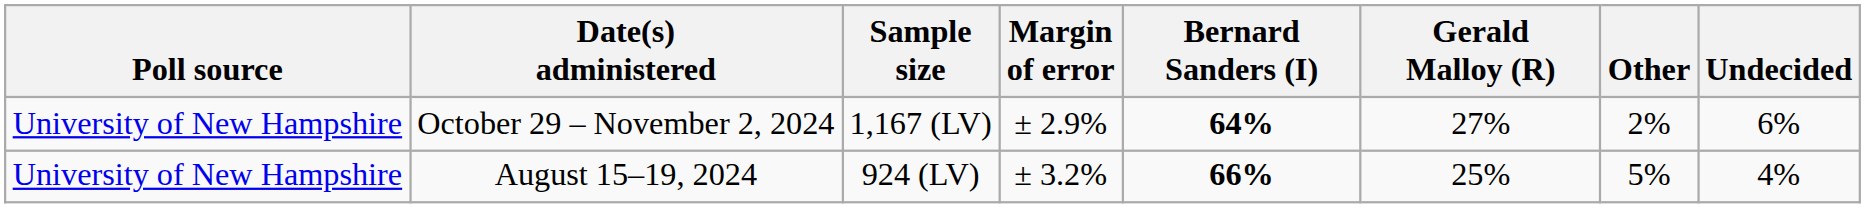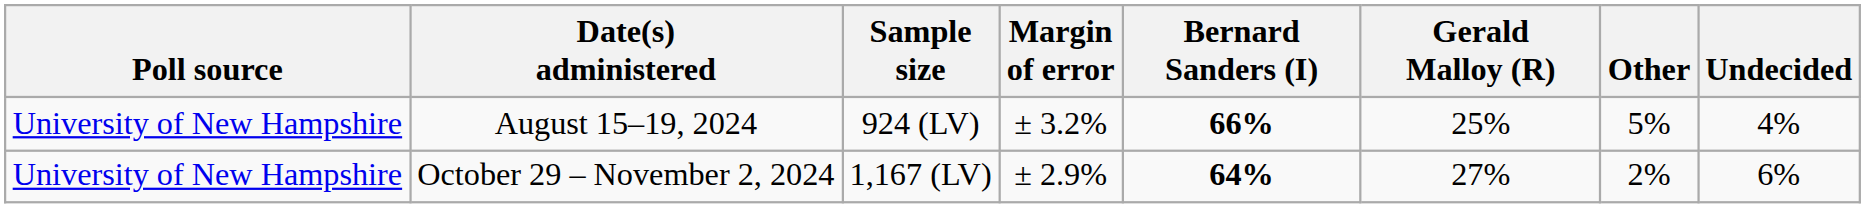rows swapped: (626, 122) <-> (626, 175)
